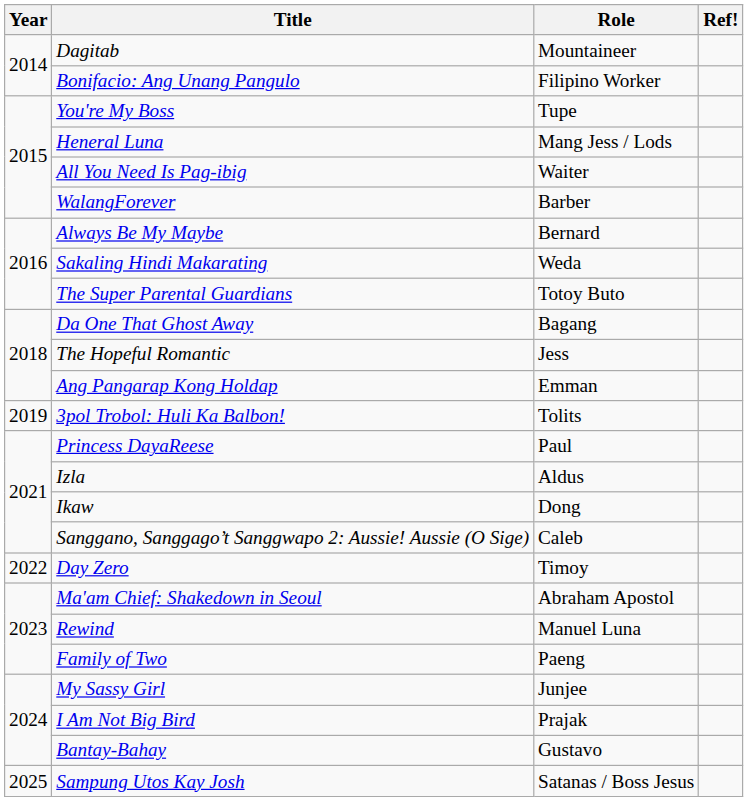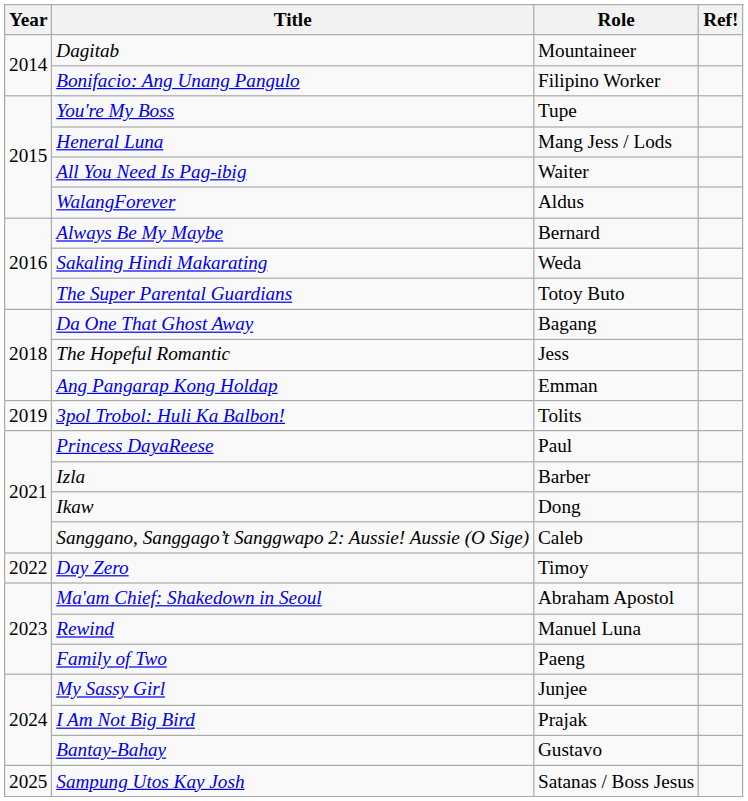(564, 202) Barber -> (561, 202) Aldus
(561, 476) Aldus -> (564, 476) Barber
